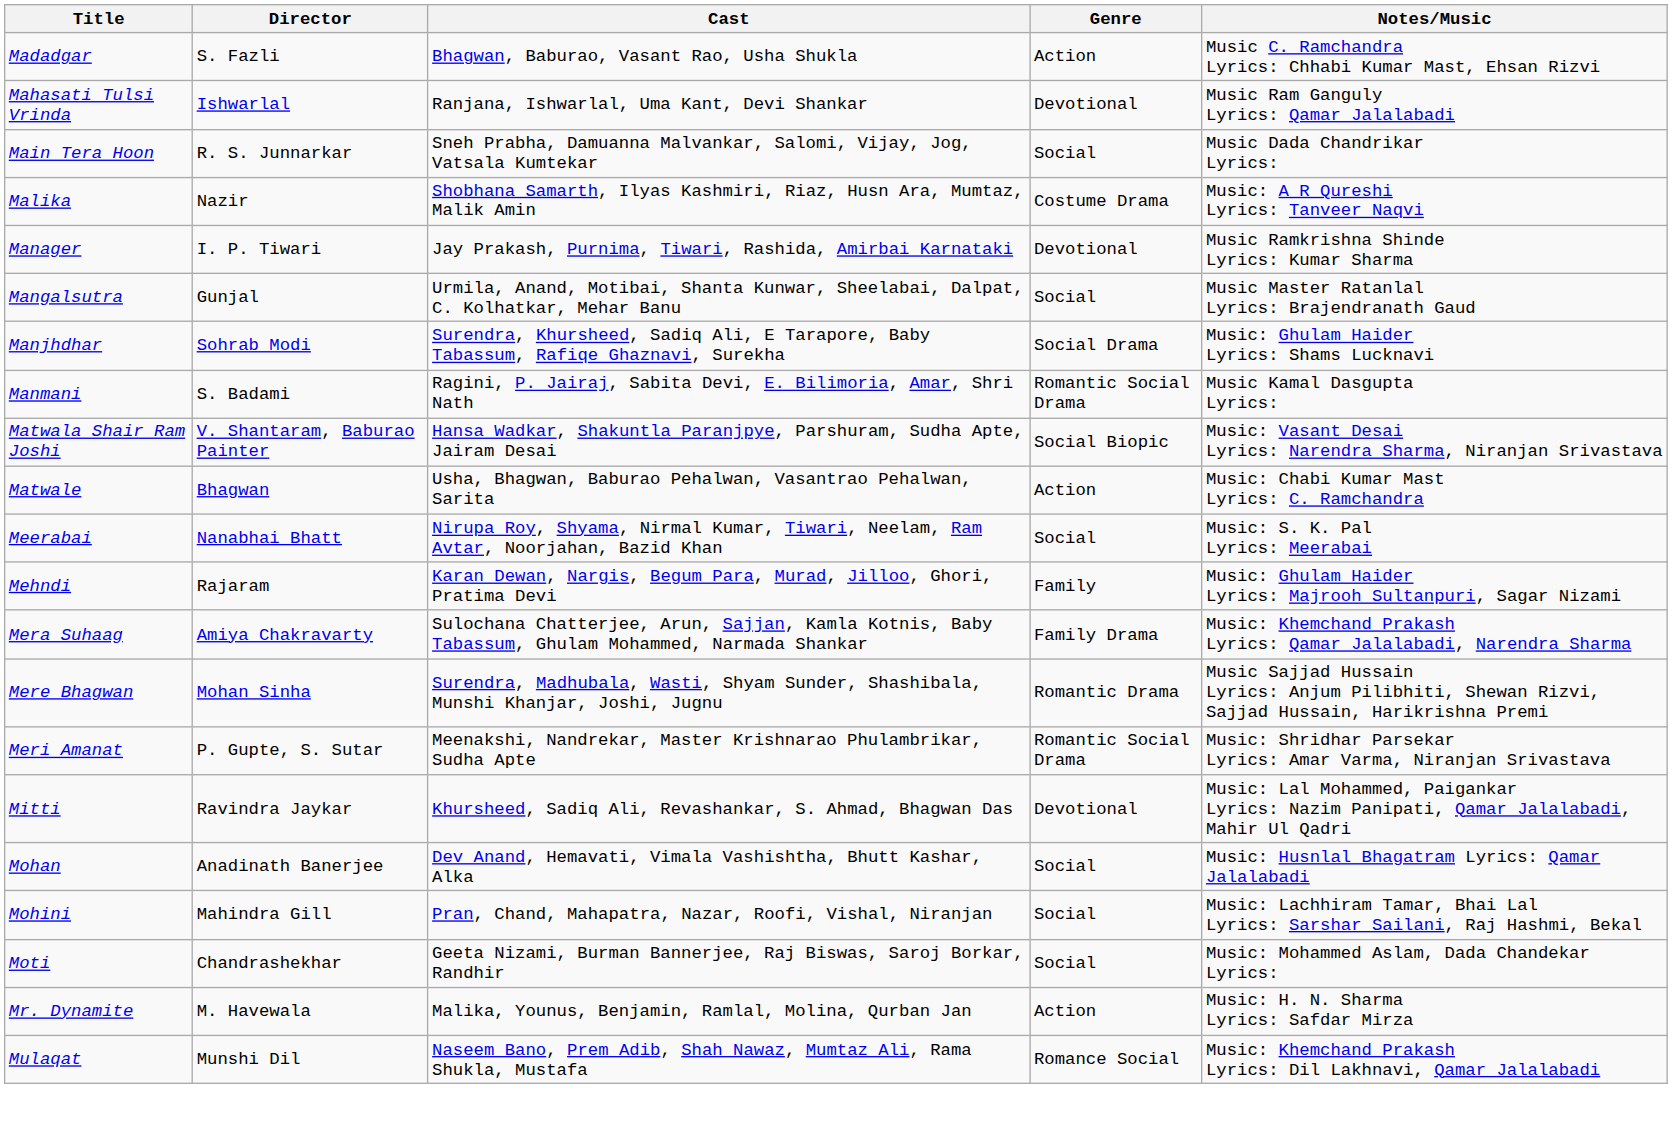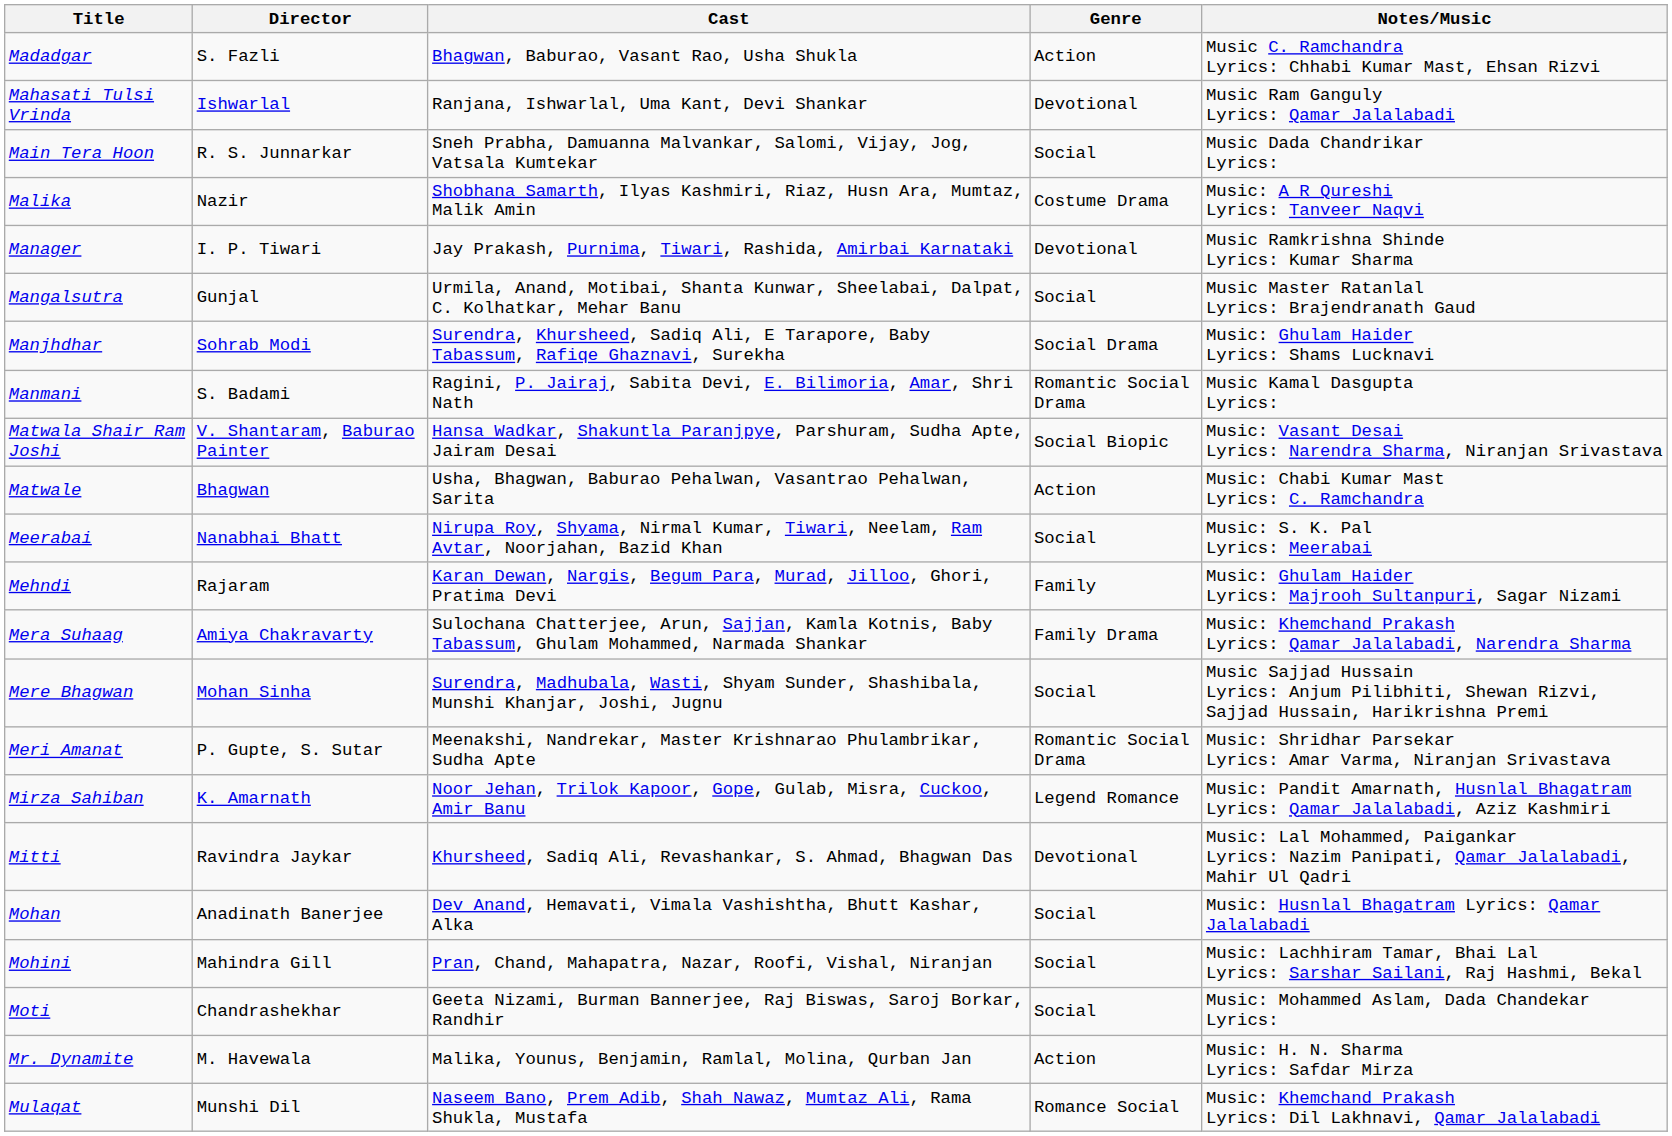(1107, 693) Romantic Drama -> (1065, 693) Social
+ row: (76, 799)
